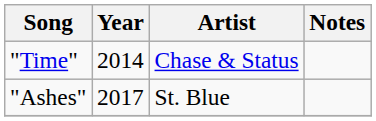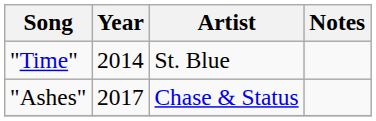(227, 60) Chase & Status -> (192, 60) St. Blue
(192, 97) St. Blue -> (227, 97) Chase & Status
